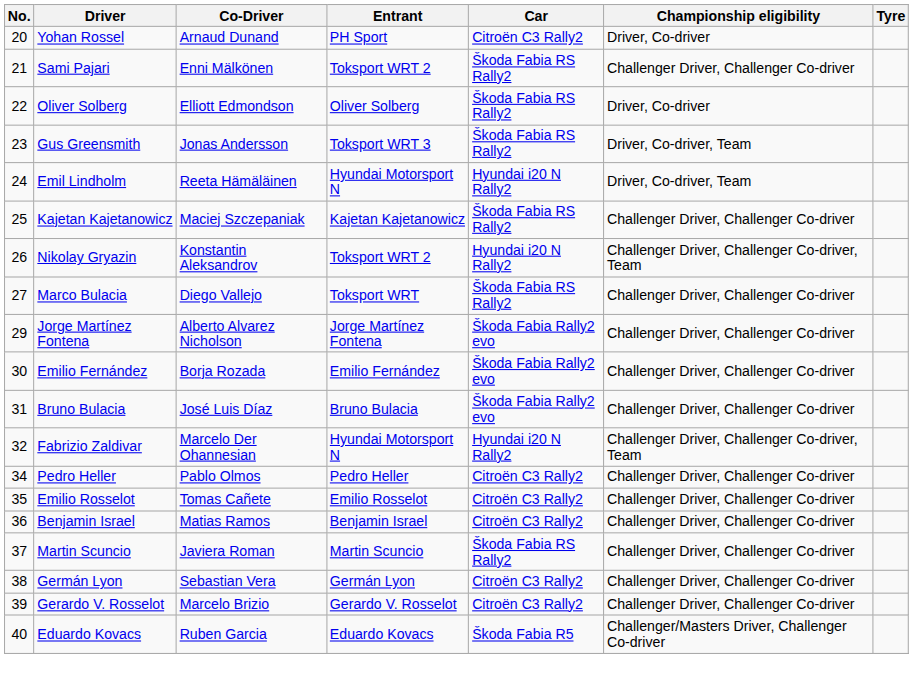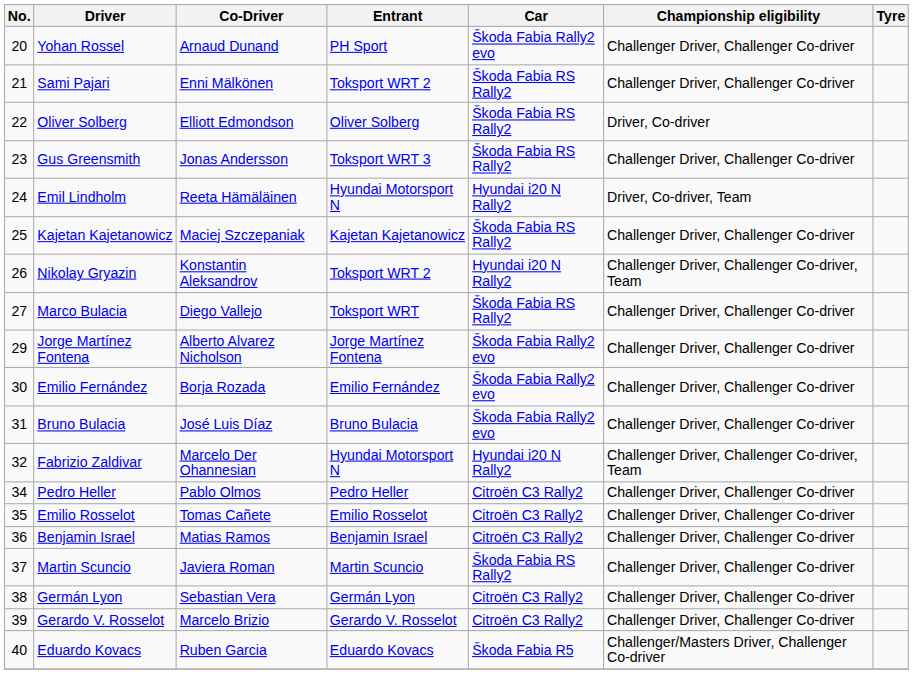(528, 38) Citroën C3 Rally2 -> (533, 45) Škoda Fabia Rally2 evo
(658, 38) Driver, Co-driver -> (731, 45) Challenger Driver, Challenger Co-driver
(679, 143) Driver, Co-driver, Team -> (731, 159) Challenger Driver, Challenger Co-driver
